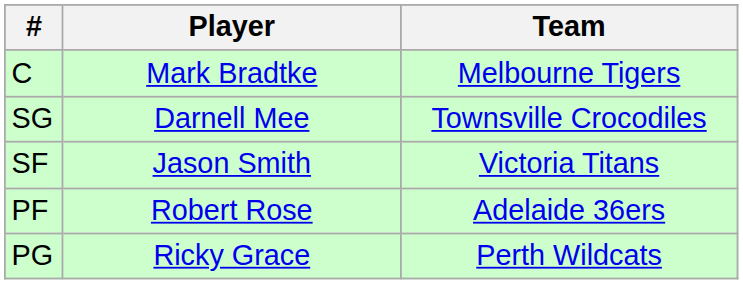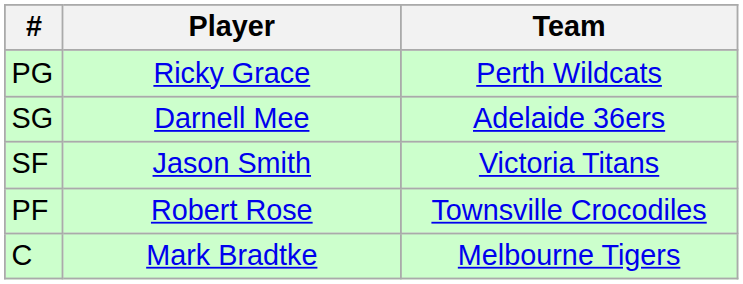rows swapped: (32, 255) <-> (22, 73)
(569, 118) Townsville Crocodiles -> (569, 118) Adelaide 36ers
(569, 210) Adelaide 36ers -> (569, 210) Townsville Crocodiles
